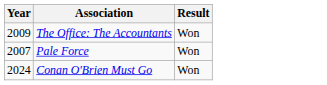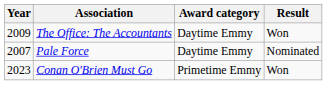+ column: (219, 13)
(188, 51) Won -> (293, 51) Nominated
(19, 70) 2024 -> (19, 70) 2023
